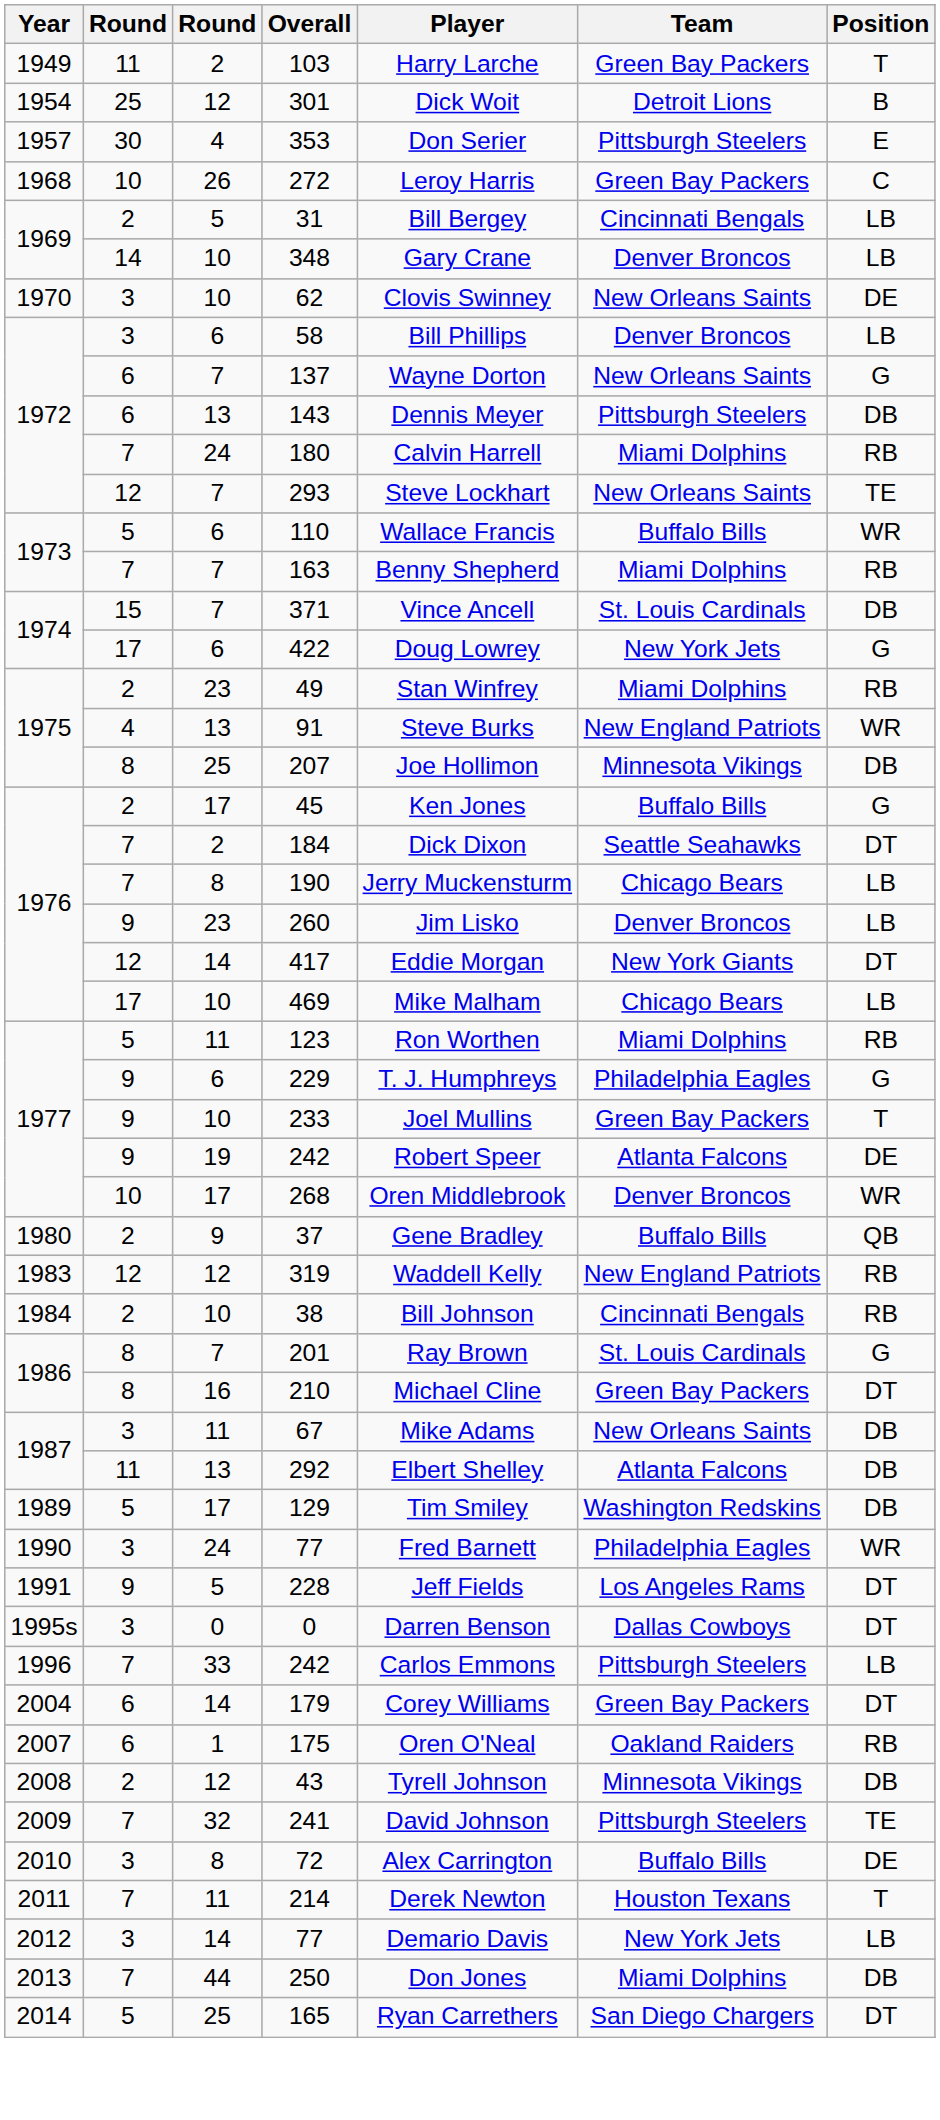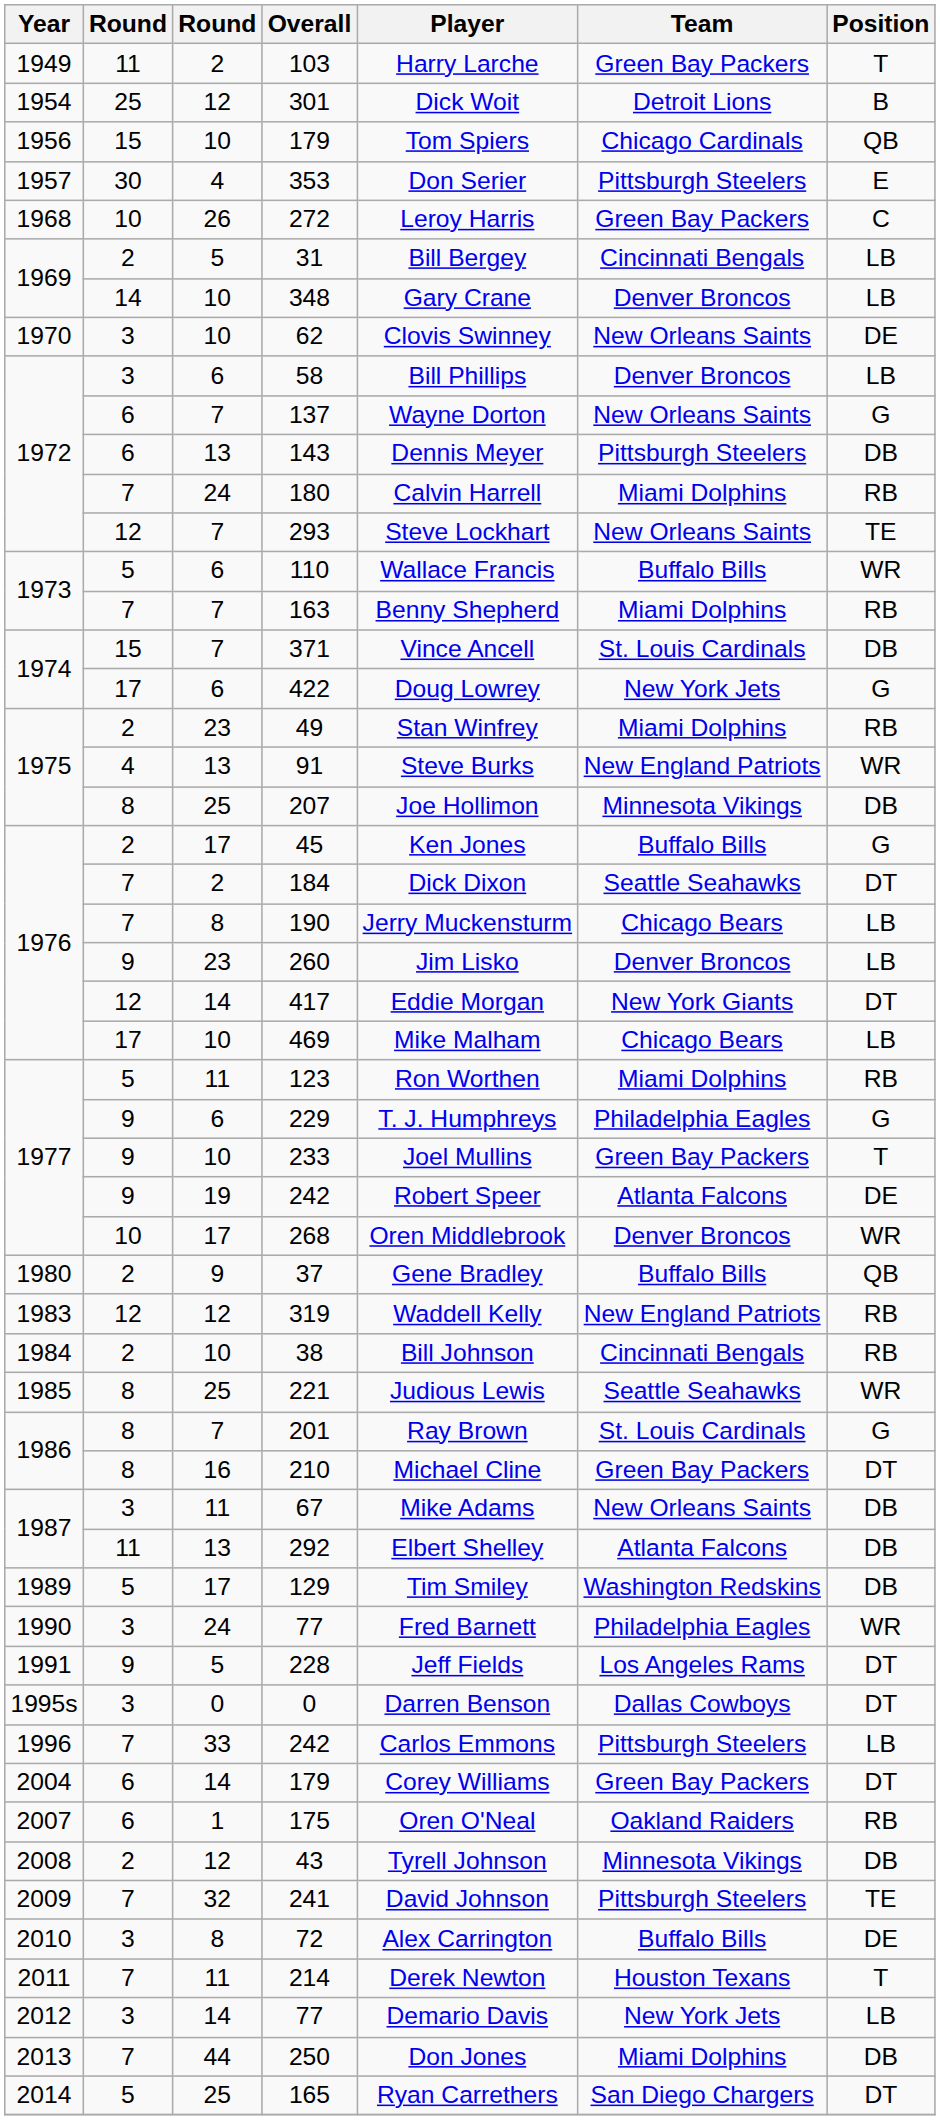+ row: (44, 141)
+ row: (44, 1391)
